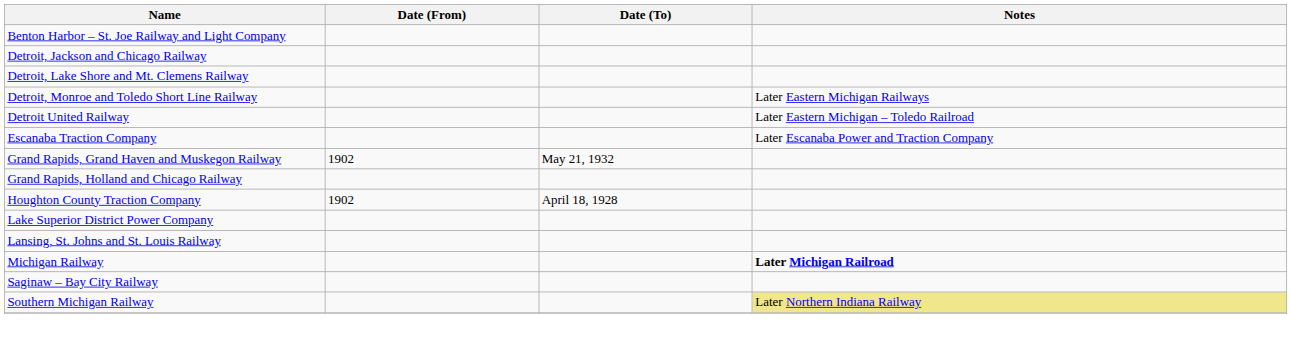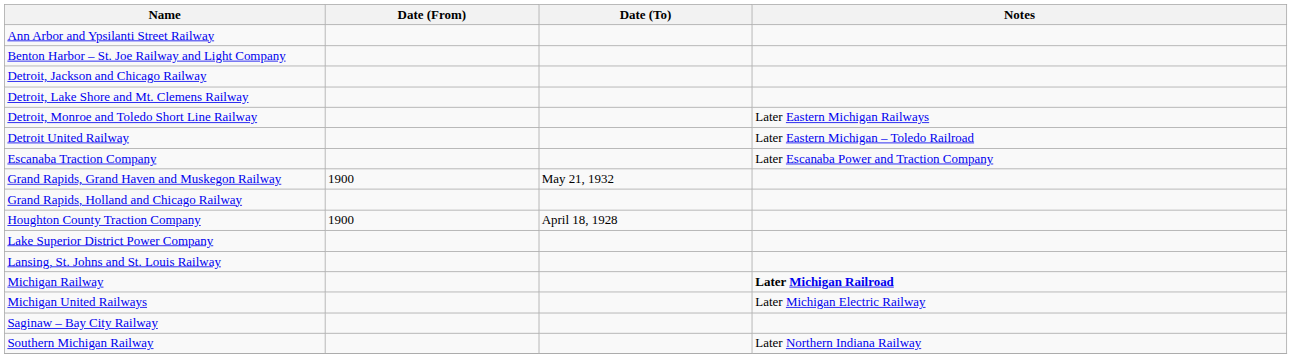+ row: (111, 35)
(341, 158) 1902 -> (341, 179) 1900
(341, 199) 1902 -> (341, 220) 1900
+ row: (77, 302)
(838, 302) khaki background -> (838, 343) no background
